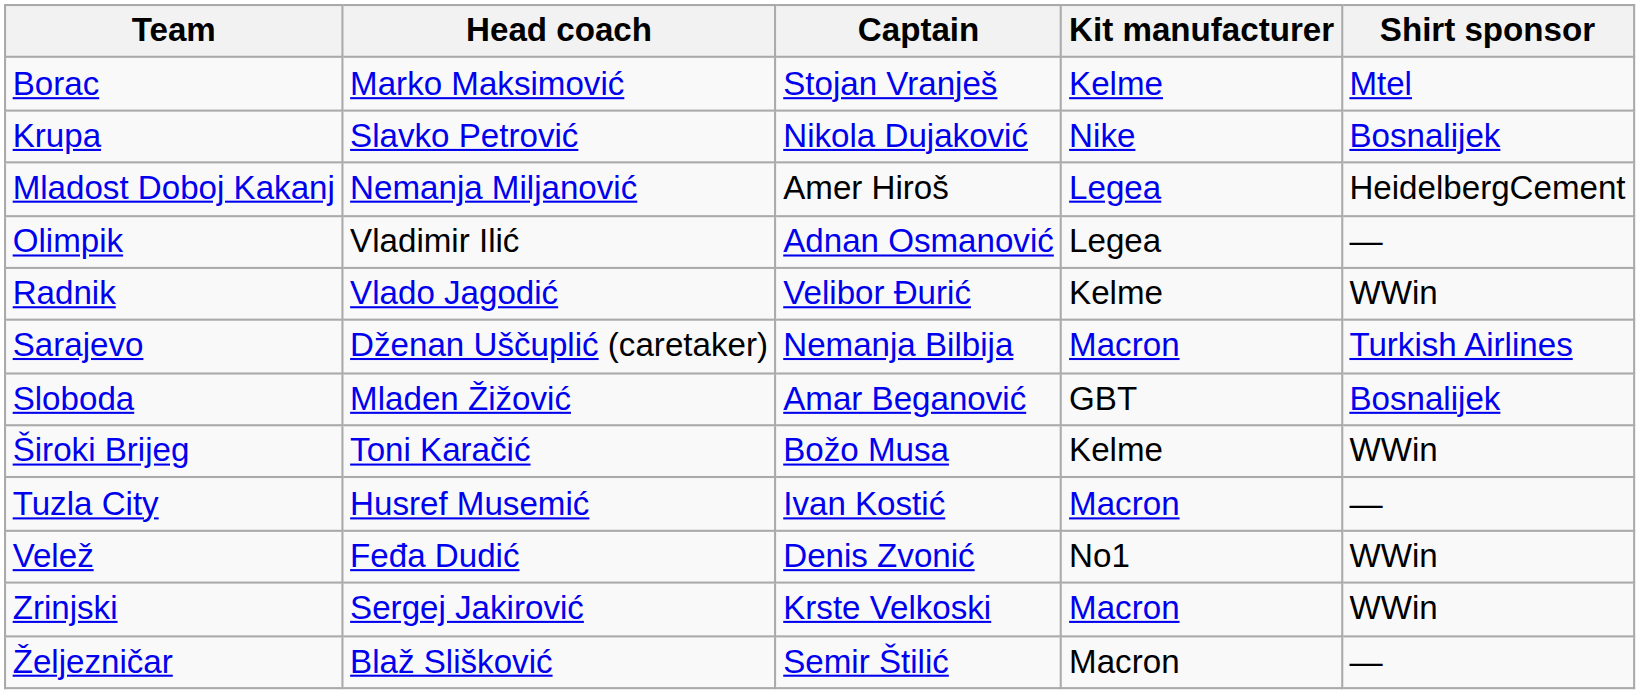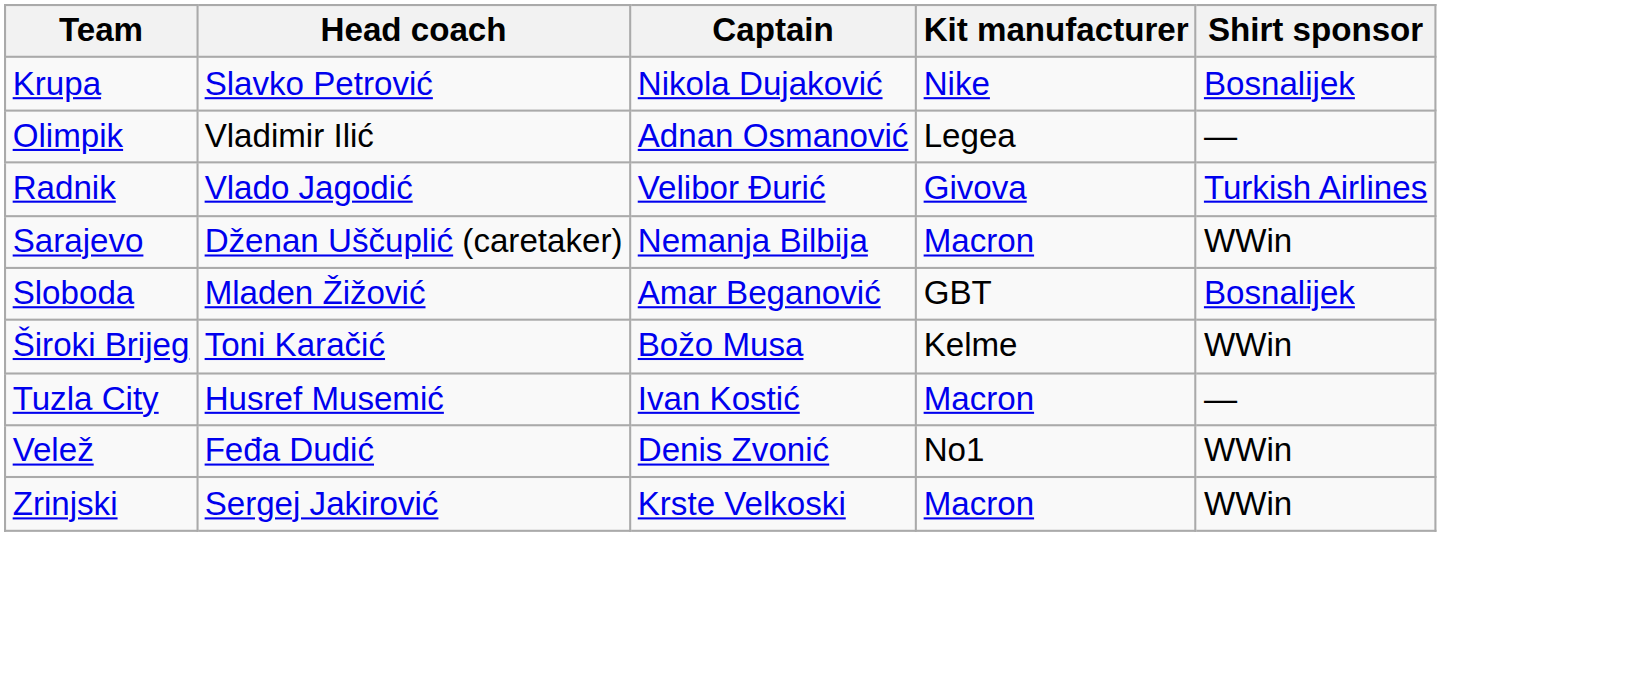- row: (56, 83)
- row: (174, 188)
(1116, 293) Kelme -> (975, 188) Givova
(1394, 293) WWin -> (1316, 188) Turkish Airlines
(1461, 345) Turkish Airlines -> (1248, 240) WWin
- row: (93, 661)
